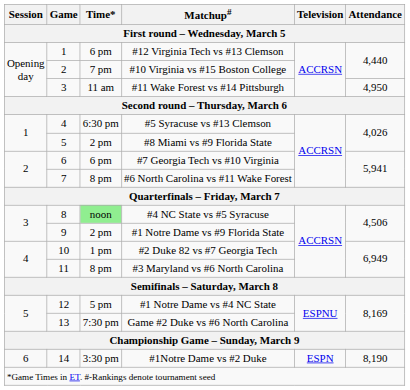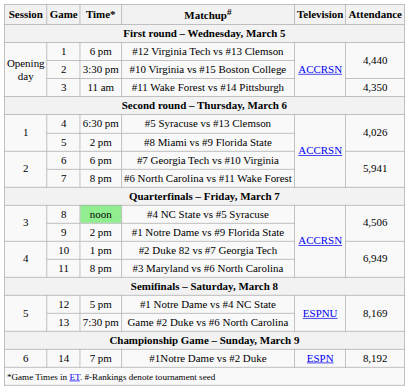(101, 70) 7 pm -> (101, 70) 3:30 pm
(375, 88) 4,950 -> (375, 88) 4,350
(101, 358) 3:30 pm -> (101, 358) 7 pm
(375, 358) 8,190 -> (375, 358) 8,192
